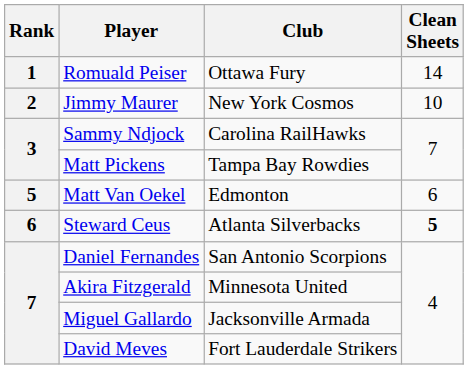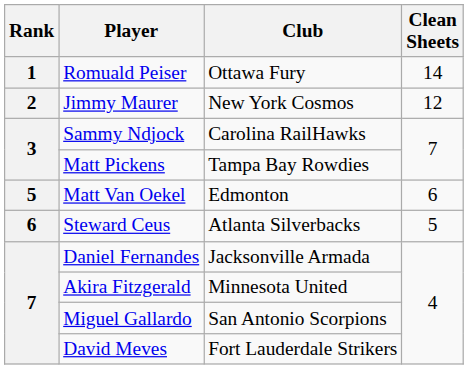(433, 103) 10 -> (433, 103) 12
(433, 225) bold -> (433, 225) normal
(297, 256) San Antonio Scorpions -> (289, 256) Jacksonville Armada
(289, 317) Jacksonville Armada -> (297, 317) San Antonio Scorpions
